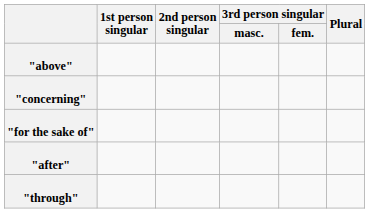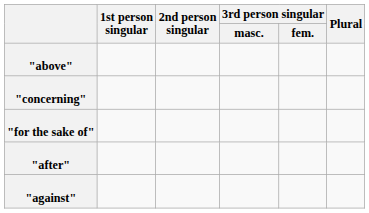+ row: (51, 198)
- row: (51, 198)
